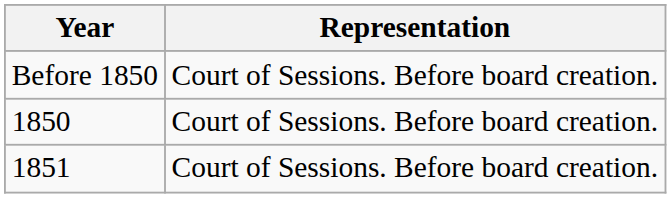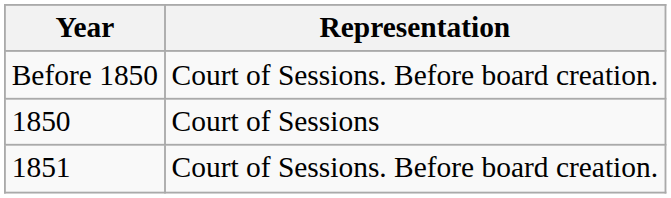(415, 121) Court of Sessions. Before board creation. -> (275, 121) Court of Sessions
